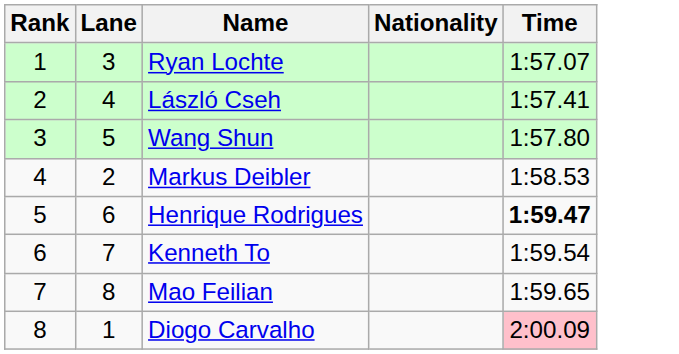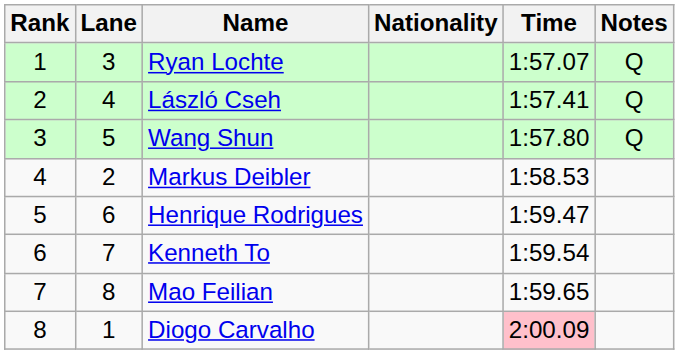+ column: (634, 23)
(550, 215) bold -> (549, 215) normal
